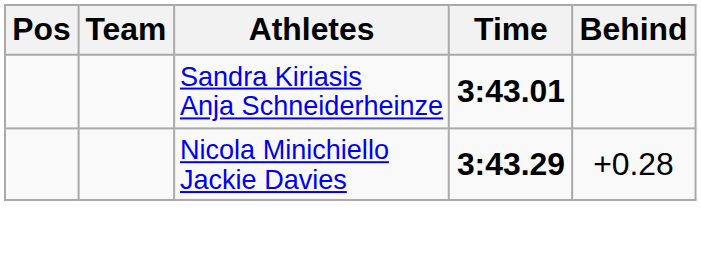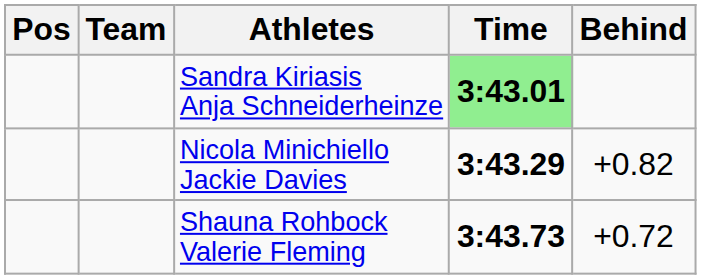(511, 91) no background -> (511, 91) lightgreen background
(634, 163) +0.28 -> (634, 163) +0.82
+ row: (284, 237)
